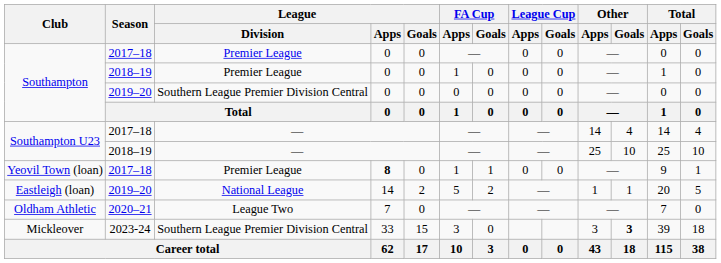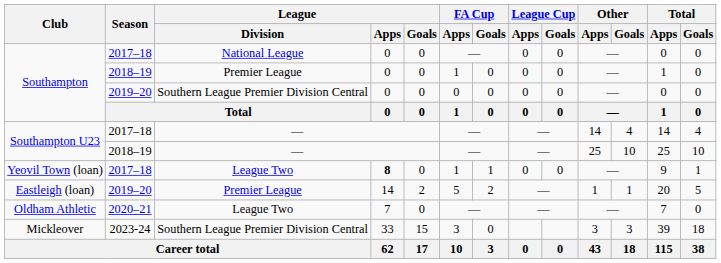(263, 53) Premier League -> (263, 53) National League
(263, 170) Premier League -> (263, 170) League Two
(263, 190) National League -> (263, 190) Premier League
(629, 229) bold -> (629, 229) normal
